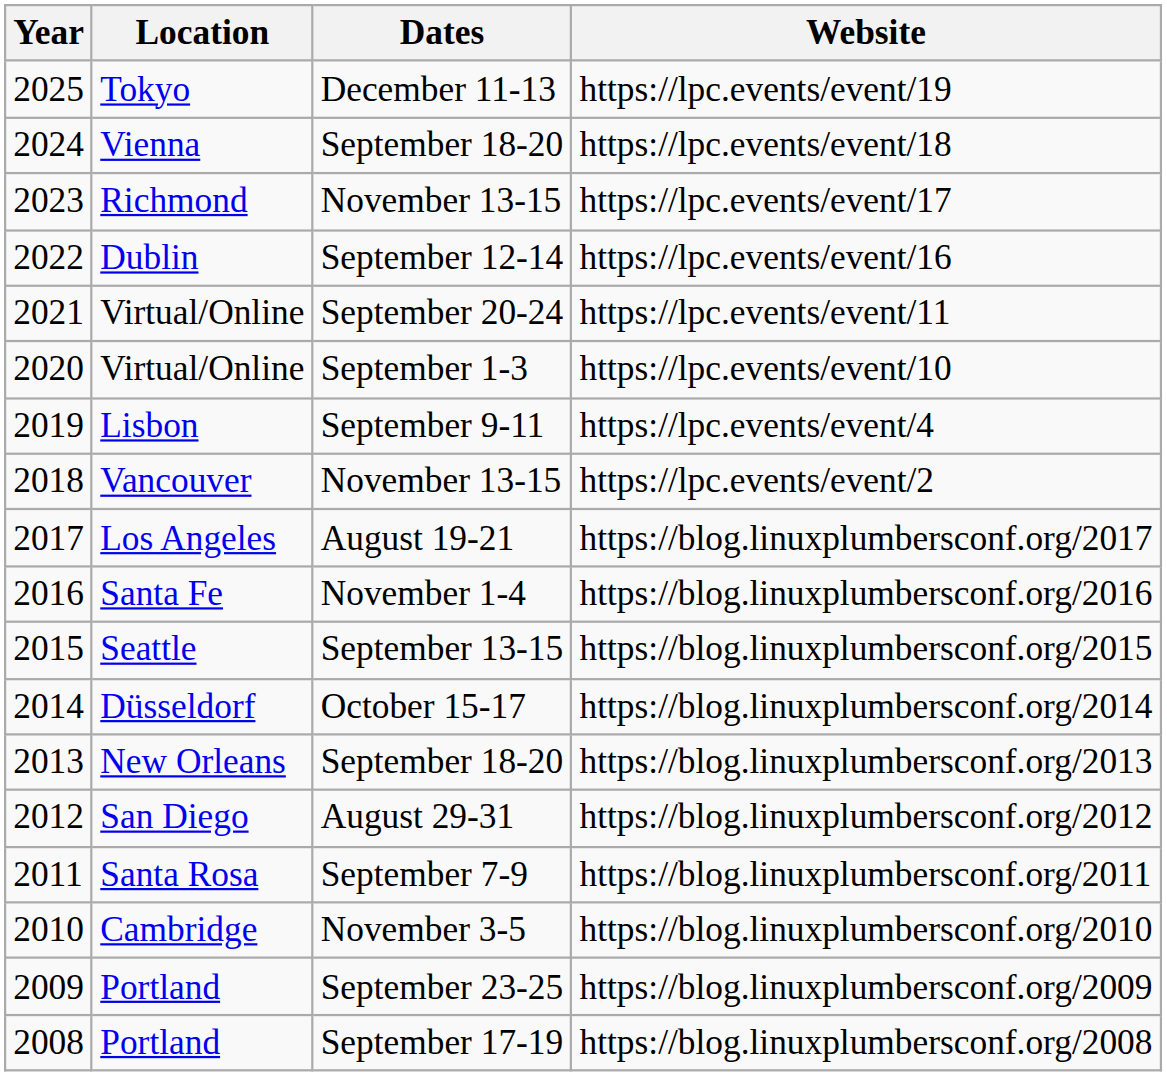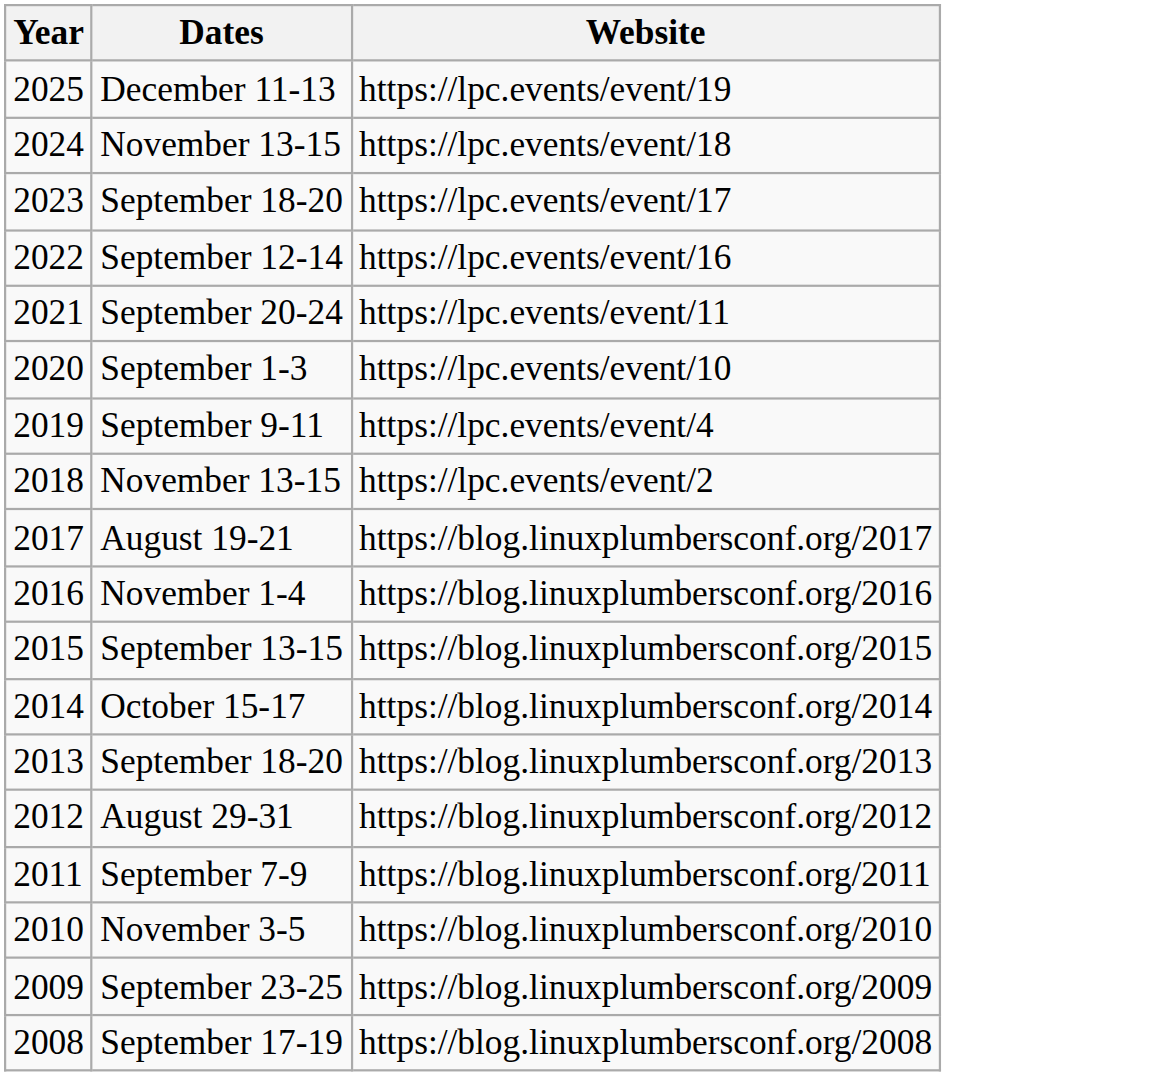- column: (202, 32)
(442, 144) September 18-20 -> (221, 144) November 13-15
(441, 200) November 13-15 -> (222, 200) September 18-20
